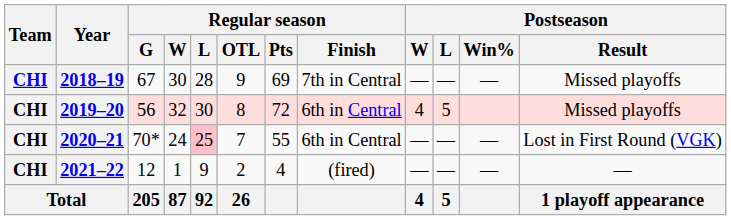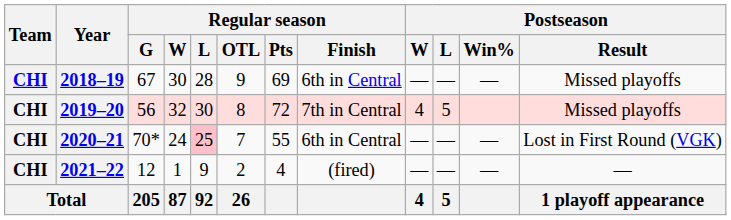(352, 79) 7th in Central -> (352, 79) 6th in Central
(352, 109) 6th in Central -> (352, 109) 7th in Central
